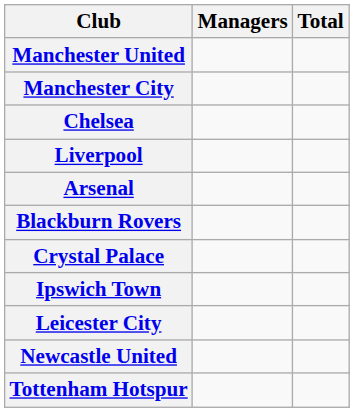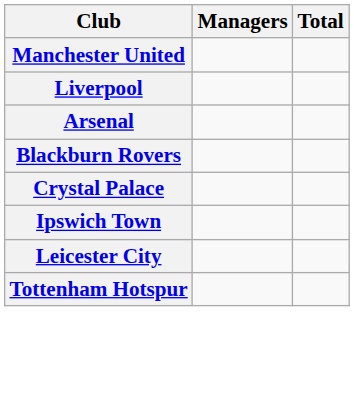- row: (99, 88)
- row: (99, 121)
- row: (99, 356)
